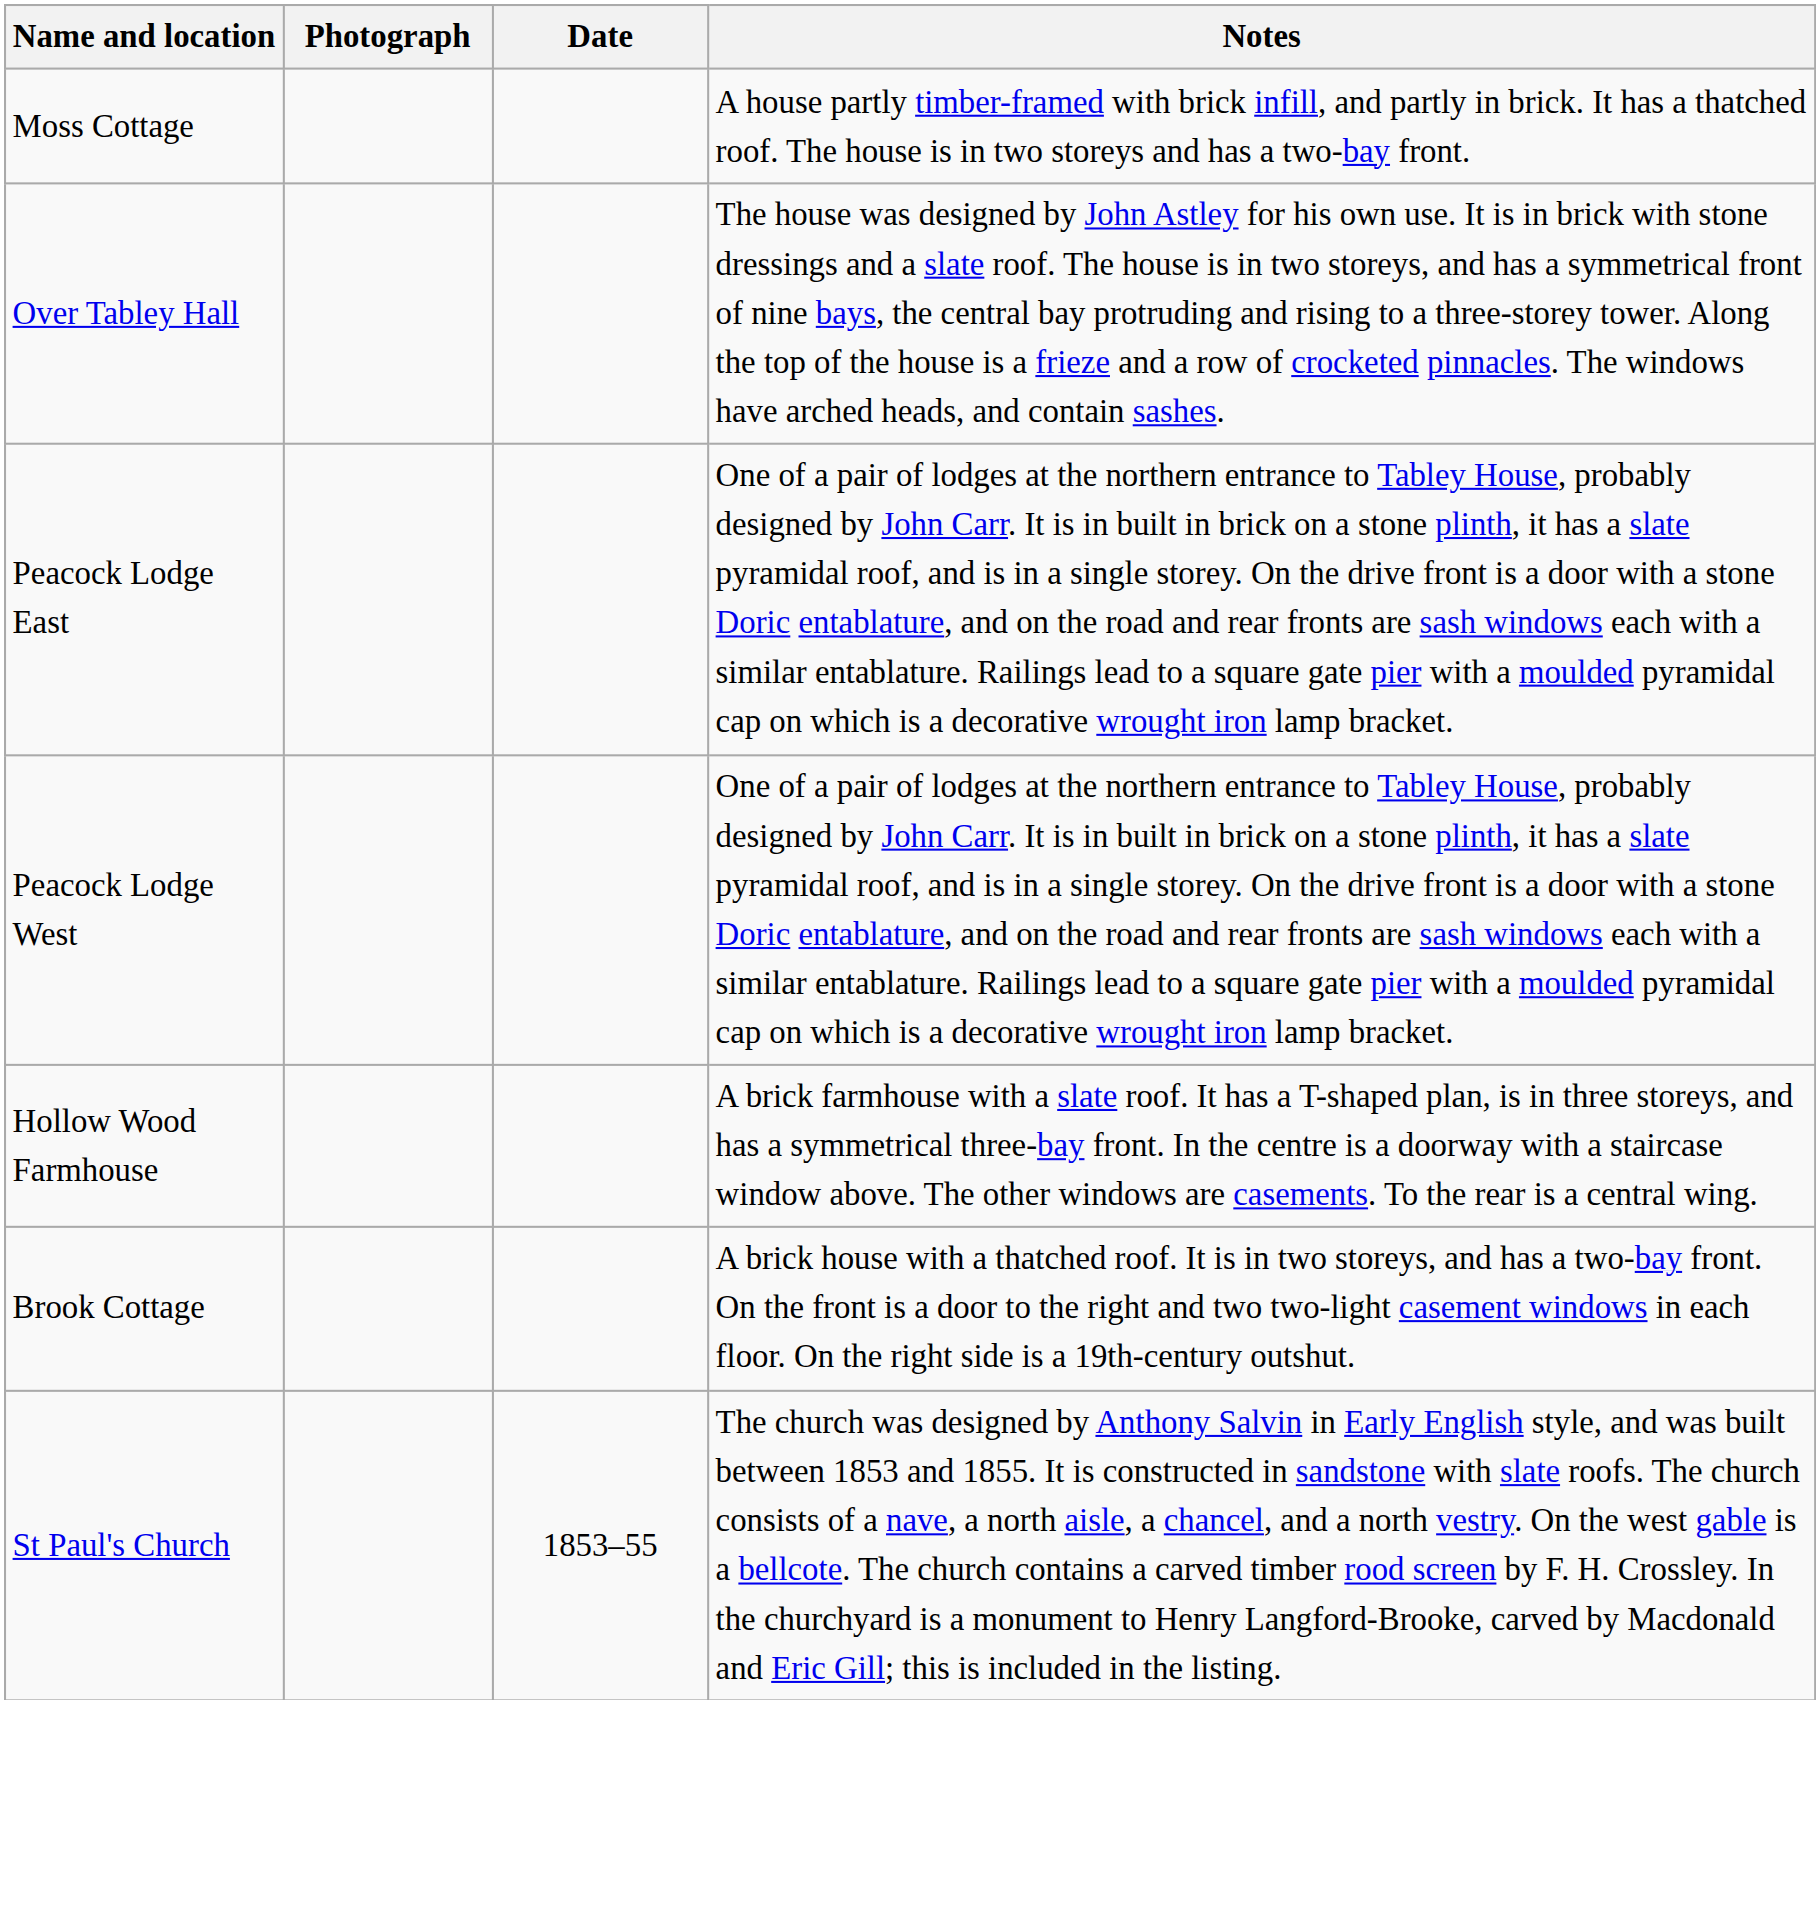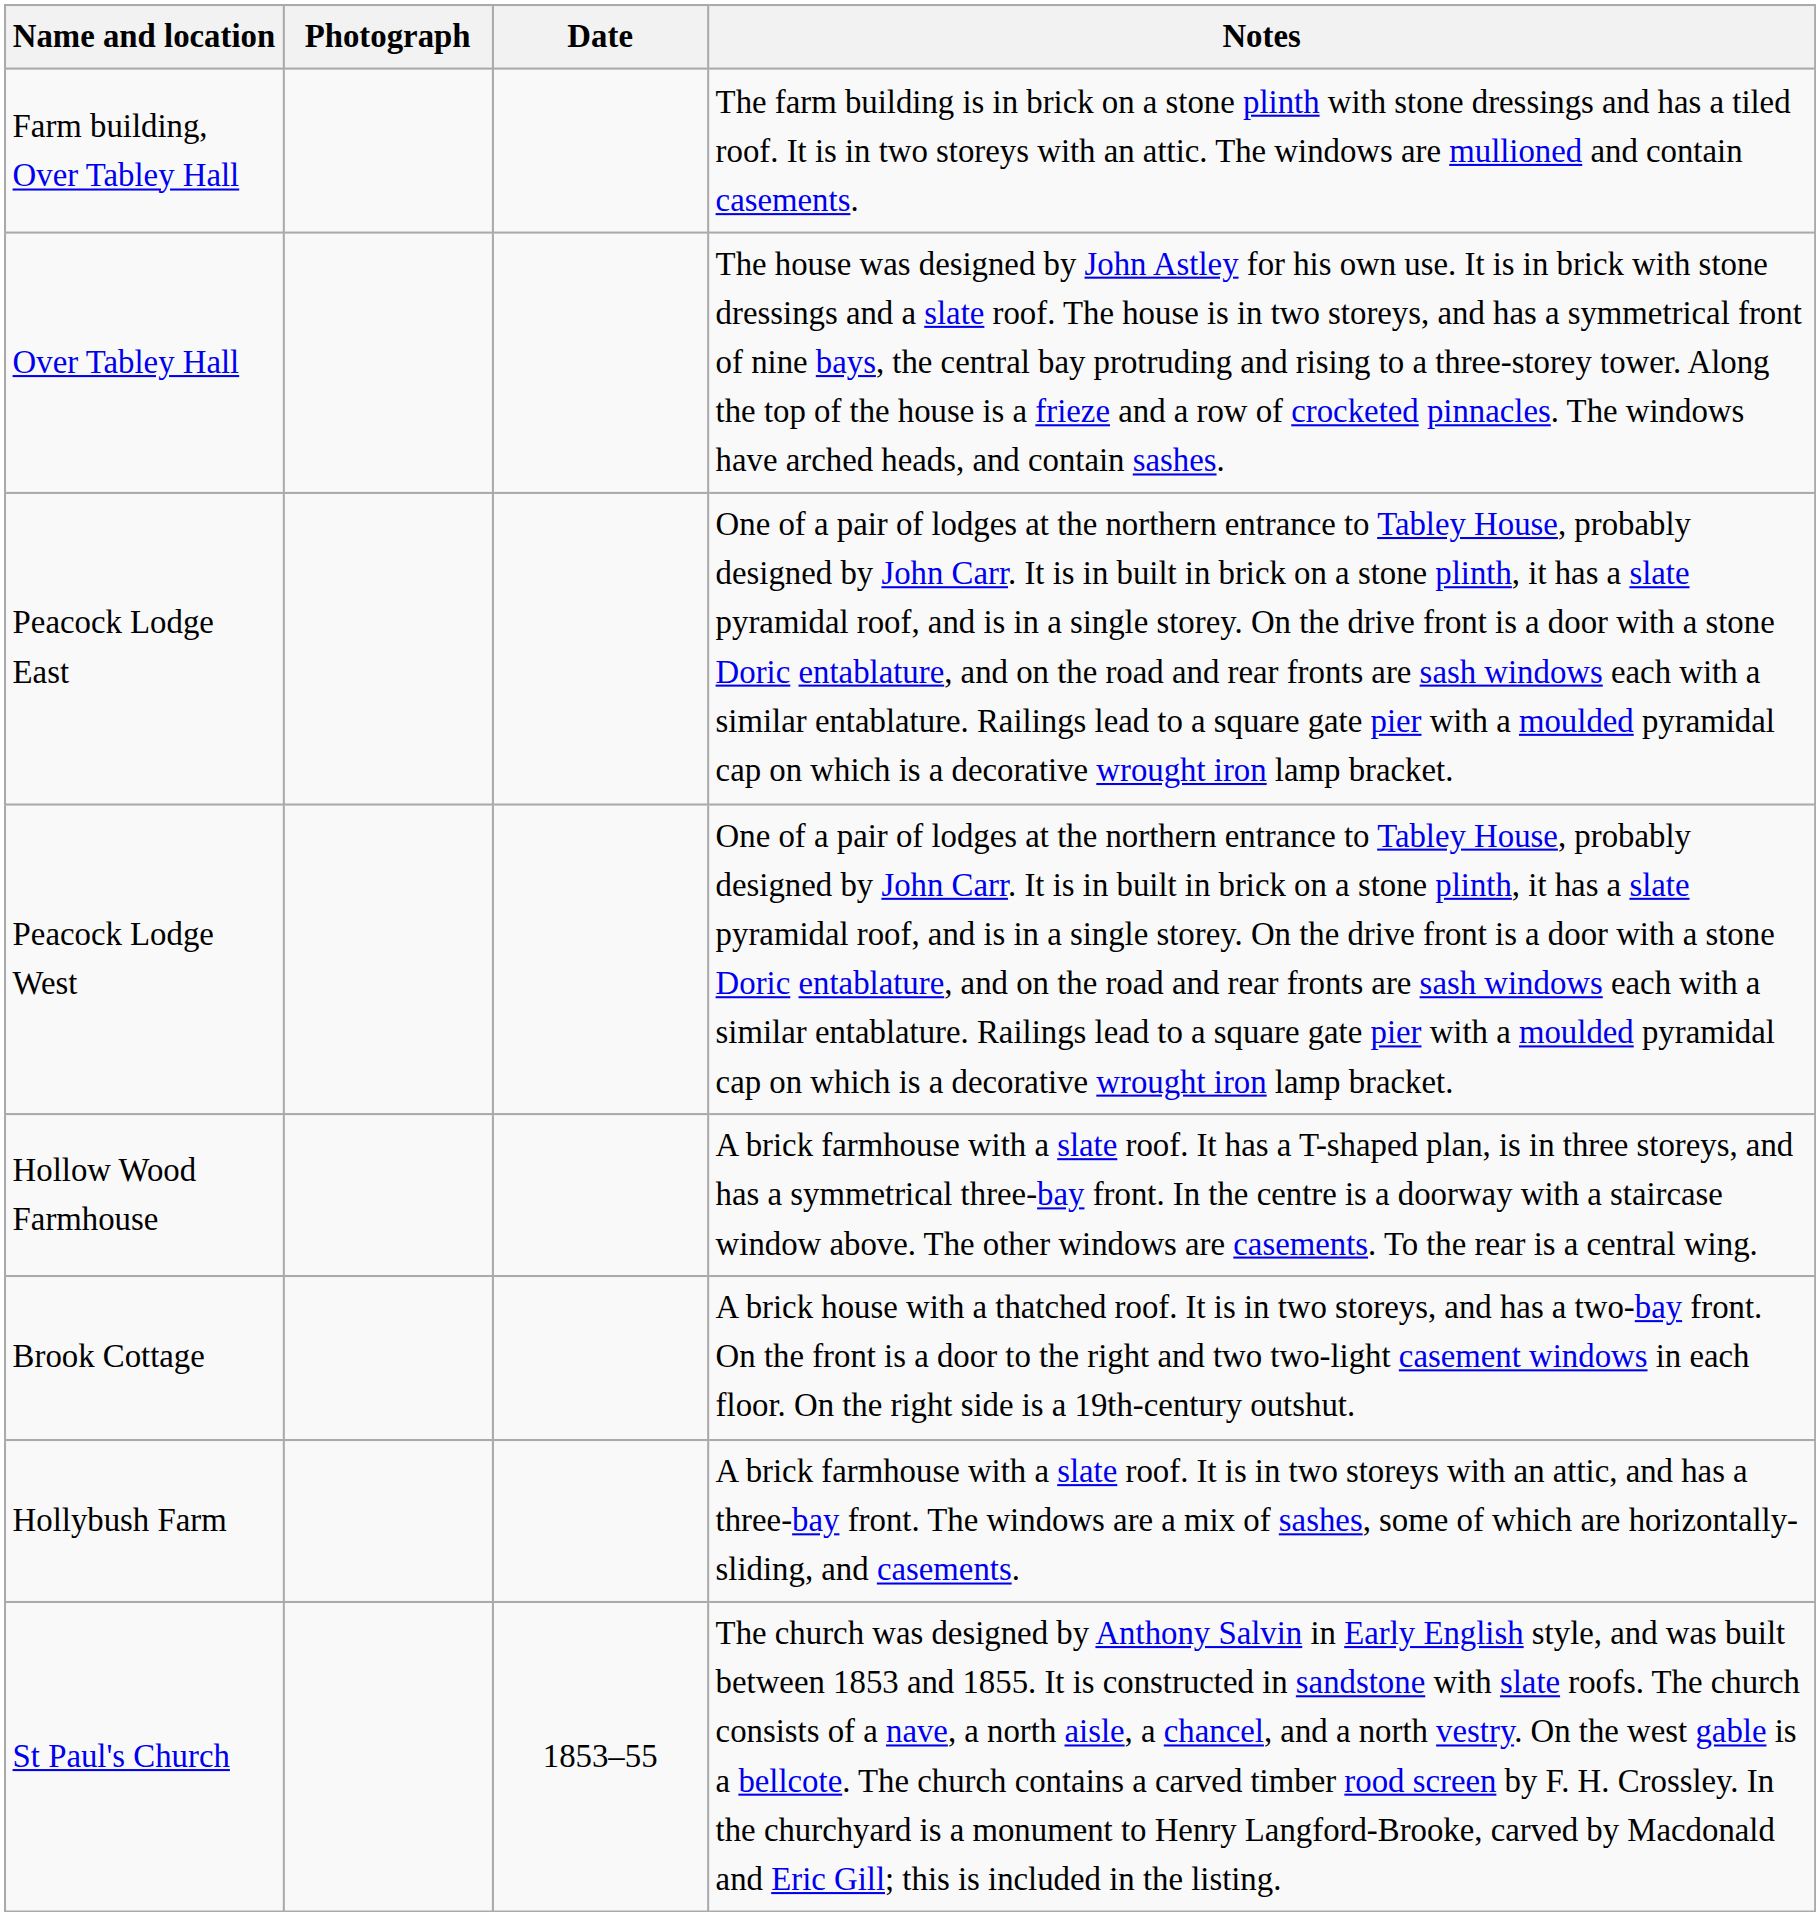- row: (103, 125)
+ row: (126, 150)
+ row: (120, 1520)
